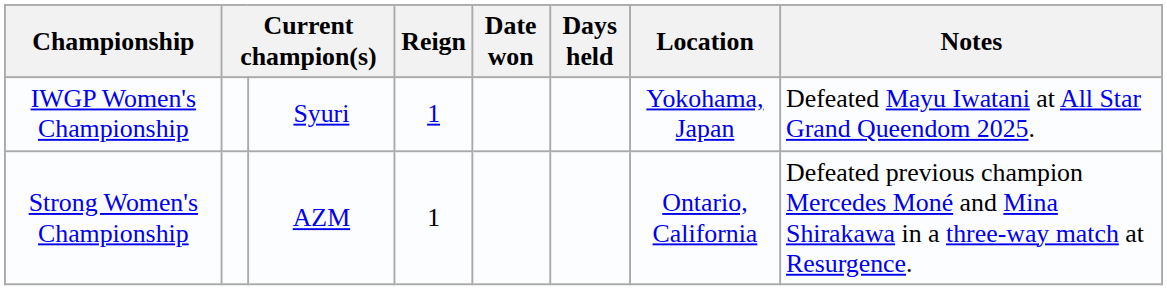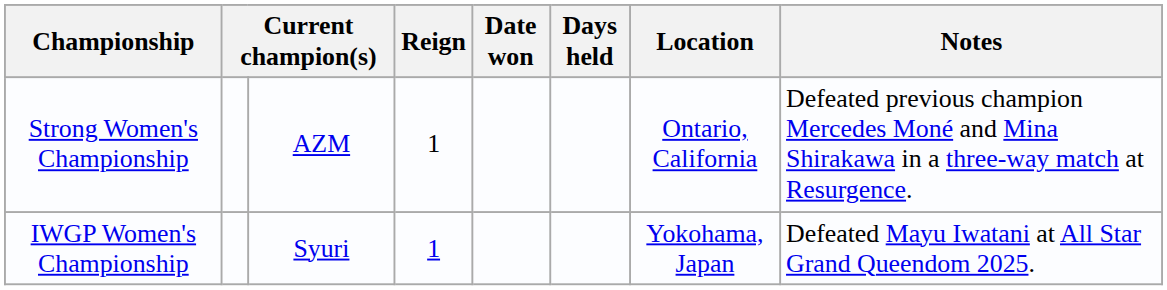rows swapped: (113, 113) <-> (113, 217)
